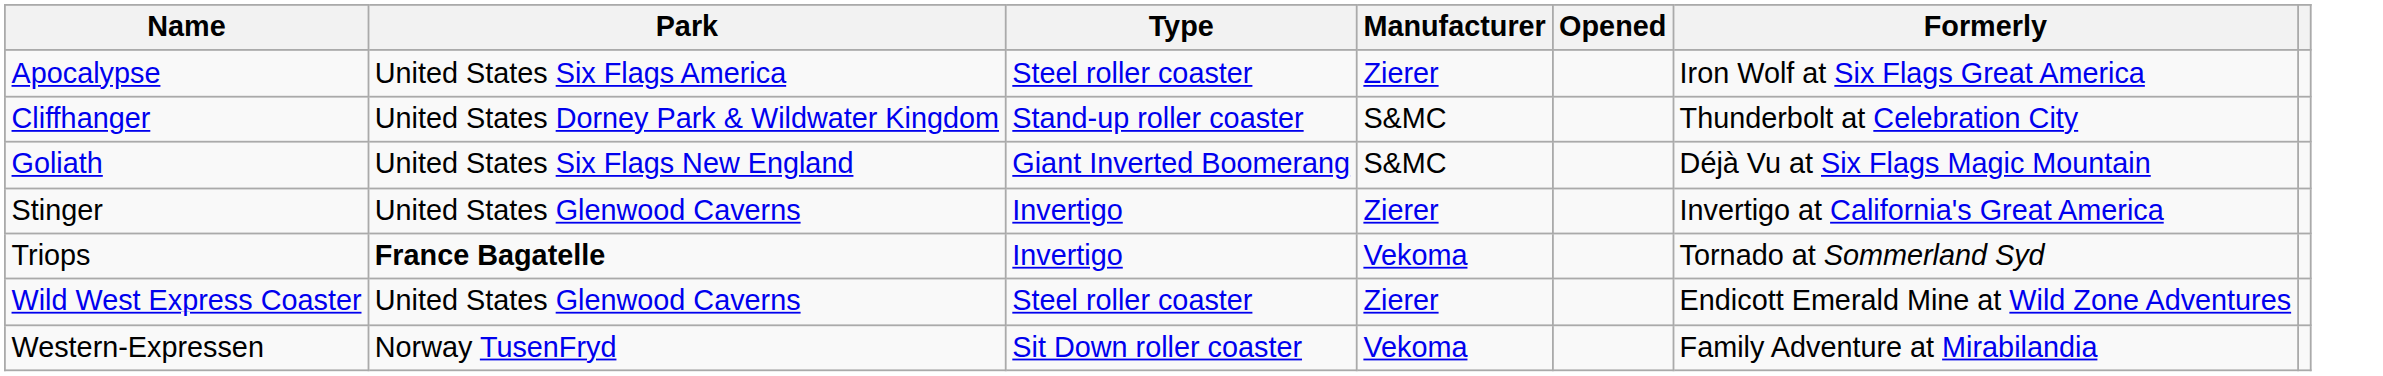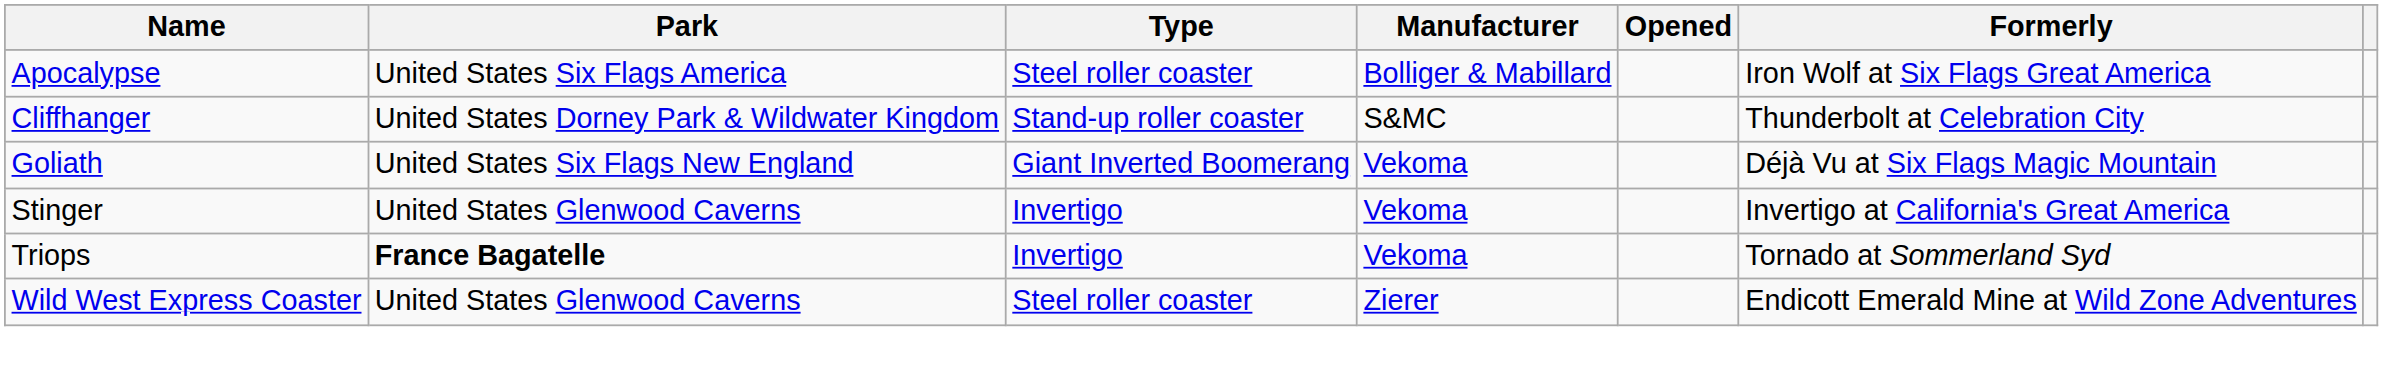(1401, 73) Zierer -> (1487, 73) Bolliger & Mabillard
(1405, 164) S&MC -> (1415, 164) Vekoma
(1401, 210) Zierer -> (1415, 210) Vekoma
- row: (138, 347)
